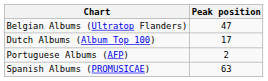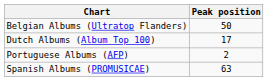(226, 26) 47 -> (226, 26) 50
